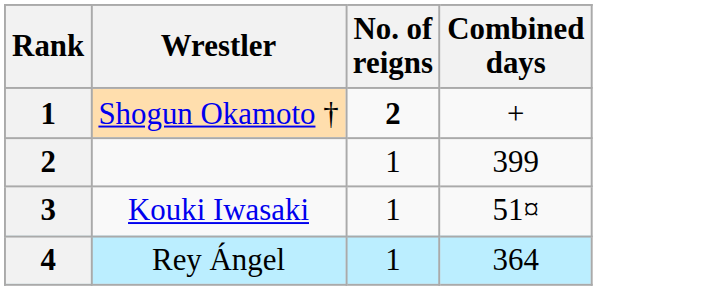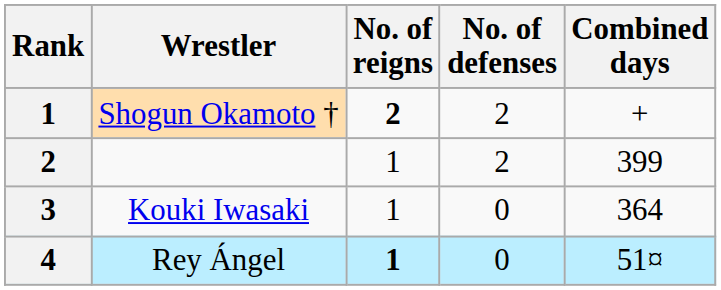+ column: (502, 46)
(516, 210) 51¤ -> (640, 210) 364
(393, 259) normal -> (393, 259) bold
(516, 259) 364 -> (640, 259) 51¤
